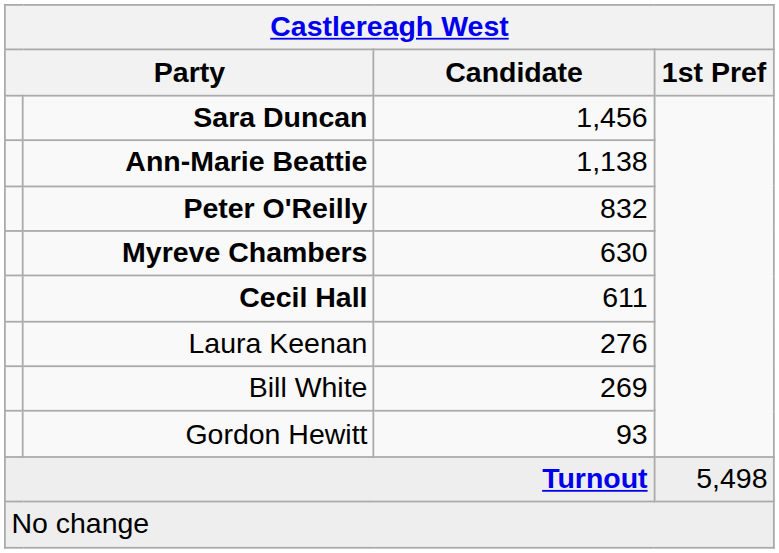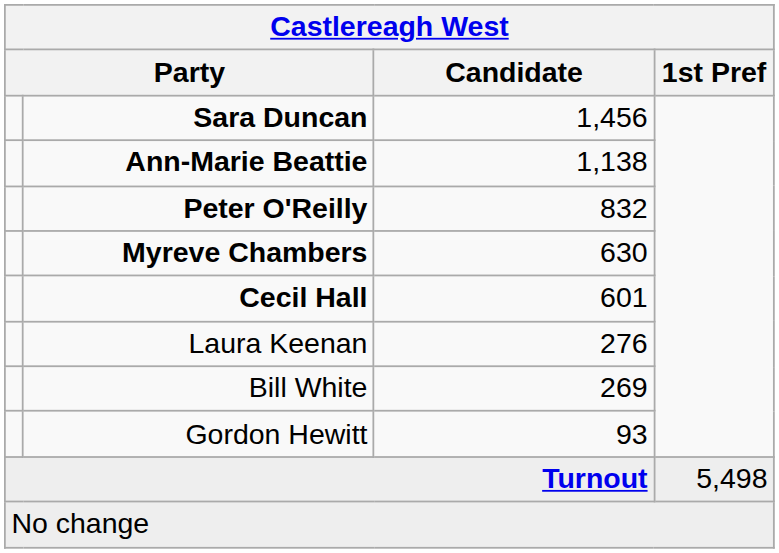(625, 298) 611 -> (624, 298) 601
